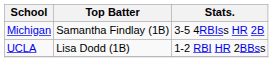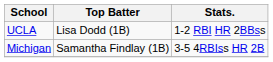rows swapped: (29, 30) <-> (22, 48)
